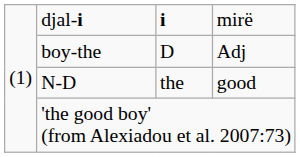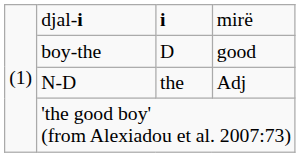(232, 51) Adj -> (236, 51) good
(236, 82) good -> (232, 82) Adj
